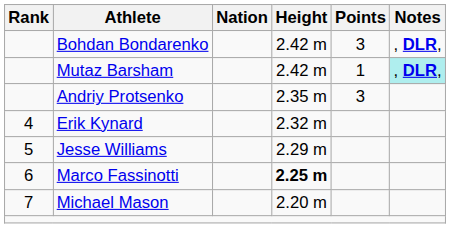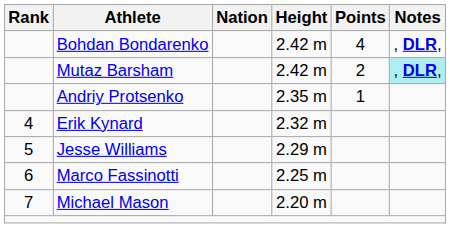(360, 44) 3 -> (360, 44) 4
(360, 70) 1 -> (360, 70) 2
(360, 96) 3 -> (360, 96) 1
(301, 176) bold -> (301, 176) normal
